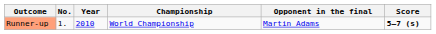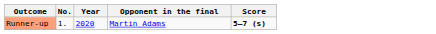- column: (184, 11)
(85, 23) 2010 -> (85, 23) 2020
